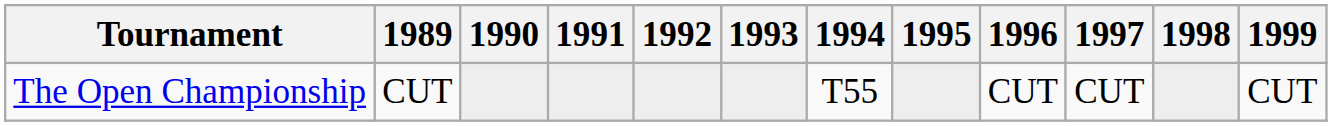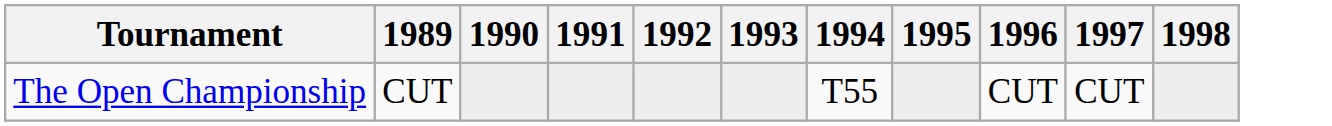- column: (1282, 33)
